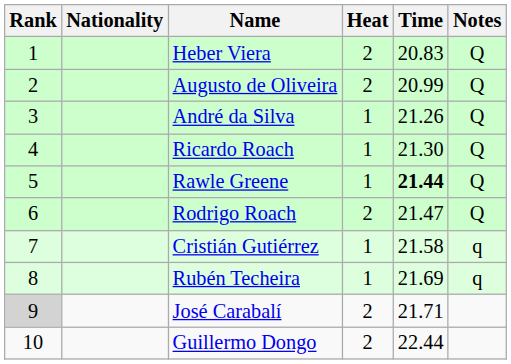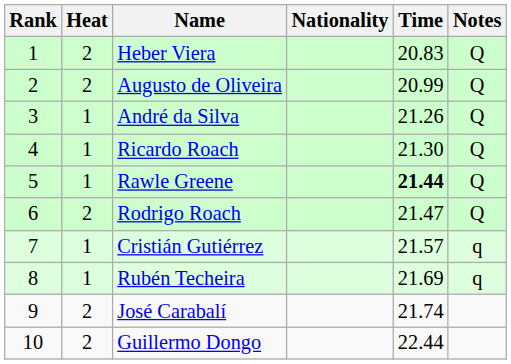columns swapped: (368, 20) <-> (115, 20)
(421, 246) 21.58 -> (421, 246) 21.57
(33, 310) lightgrey background -> (33, 310) no background
(421, 310) 21.71 -> (421, 310) 21.74
